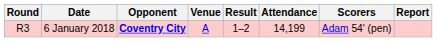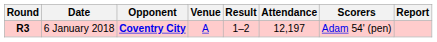(23, 28) normal -> (23, 28) bold
(289, 28) 14,199 -> (289, 28) 12,197
